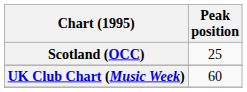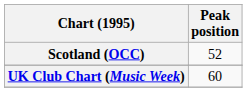(215, 53) 25 -> (215, 53) 52
